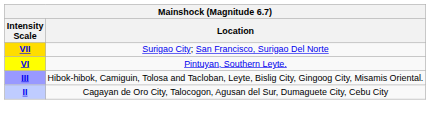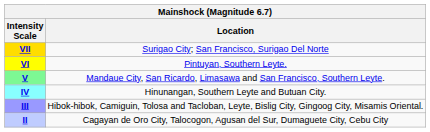+ row: (25, 78)
+ row: (25, 92)
